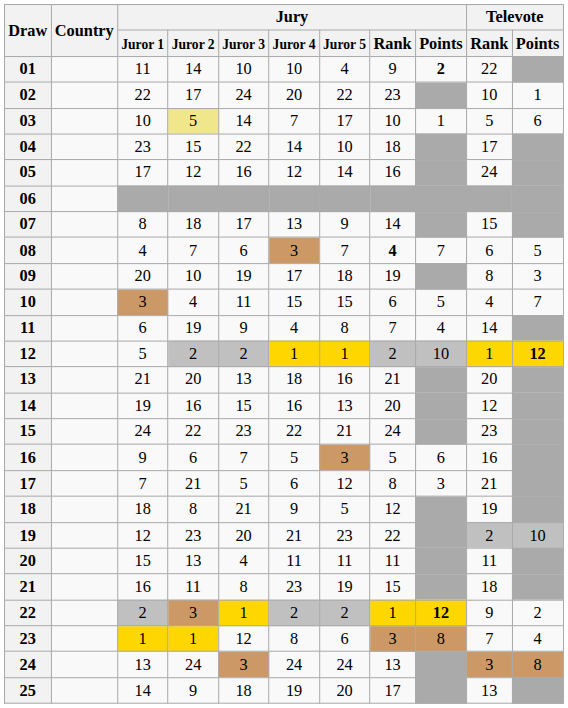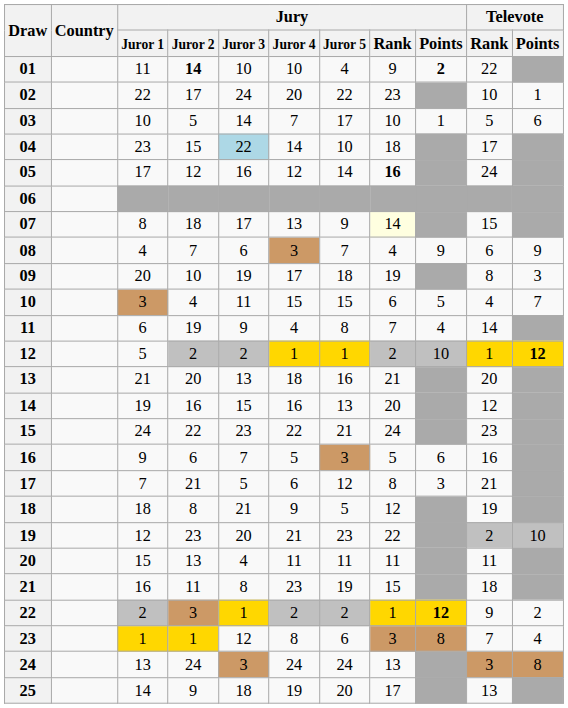(193, 69) normal -> (193, 69) bold
(193, 120) khaki background -> (193, 120) no background
(244, 146) no background -> (244, 146) lightblue background
(393, 172) normal -> (393, 172) bold
(393, 224) no background -> (393, 224) lightyellow background
(393, 250) bold -> (393, 250) normal
(441, 250) 7 -> (441, 250) 9
(538, 250) 5 -> (538, 250) 9
